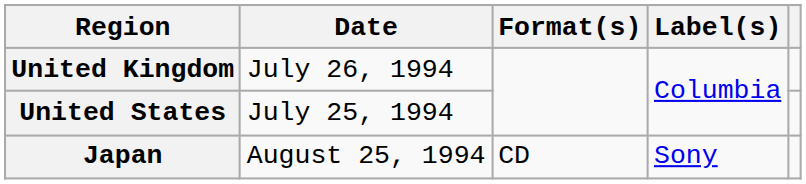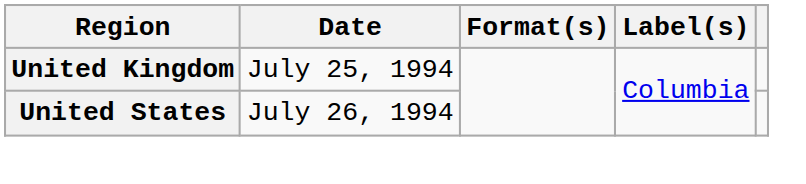(350, 70) July 26, 1994 -> (350, 70) July 25, 1994
(350, 113) July 25, 1994 -> (350, 113) July 26, 1994
- row: (123, 156)
